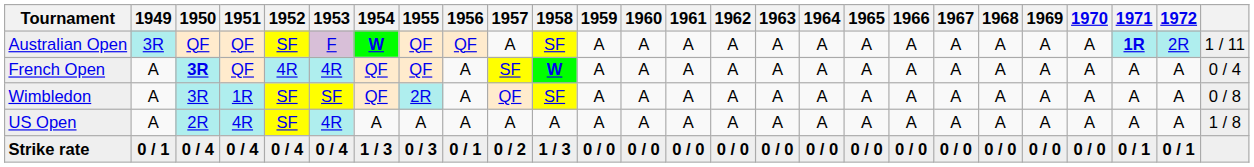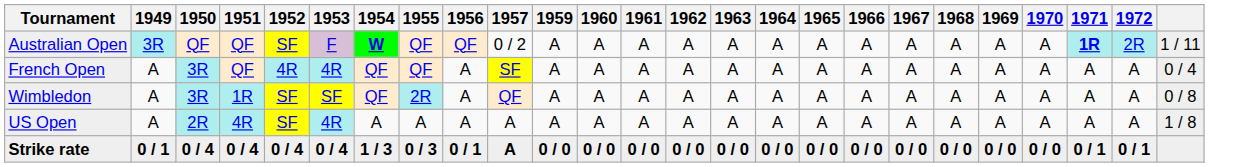- column: (555, 18)
(510, 44) A -> (510, 44) 0 / 2
(198, 70) bold -> (198, 70) normal
(510, 149) 0 / 2 -> (510, 149) A
